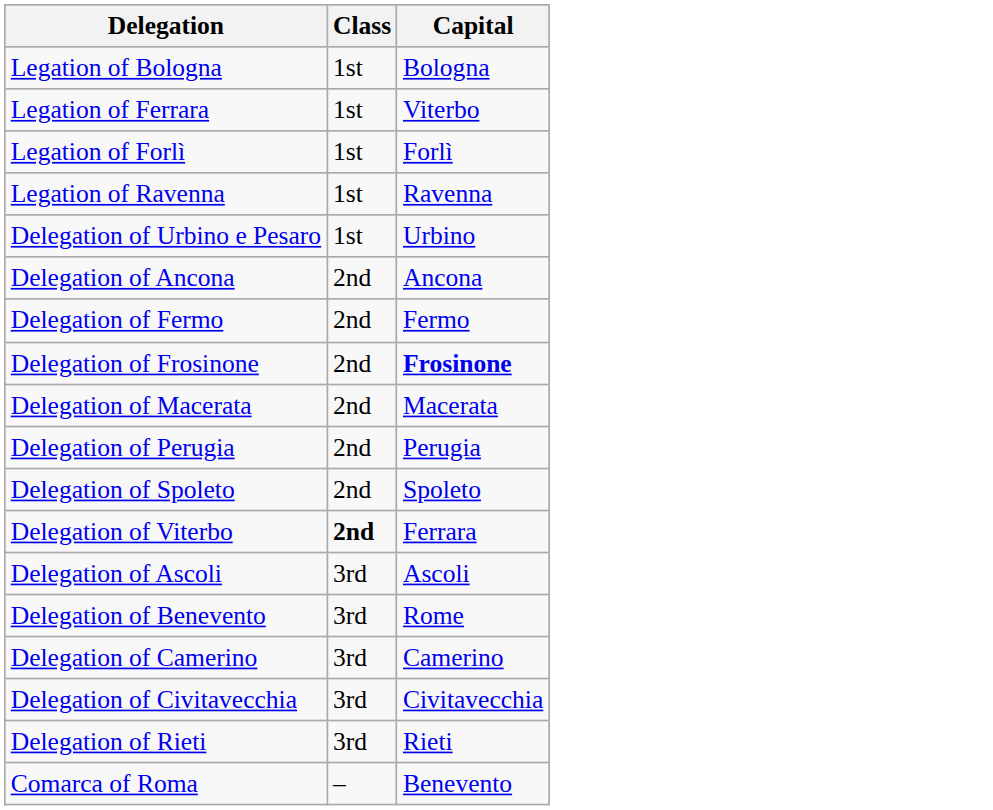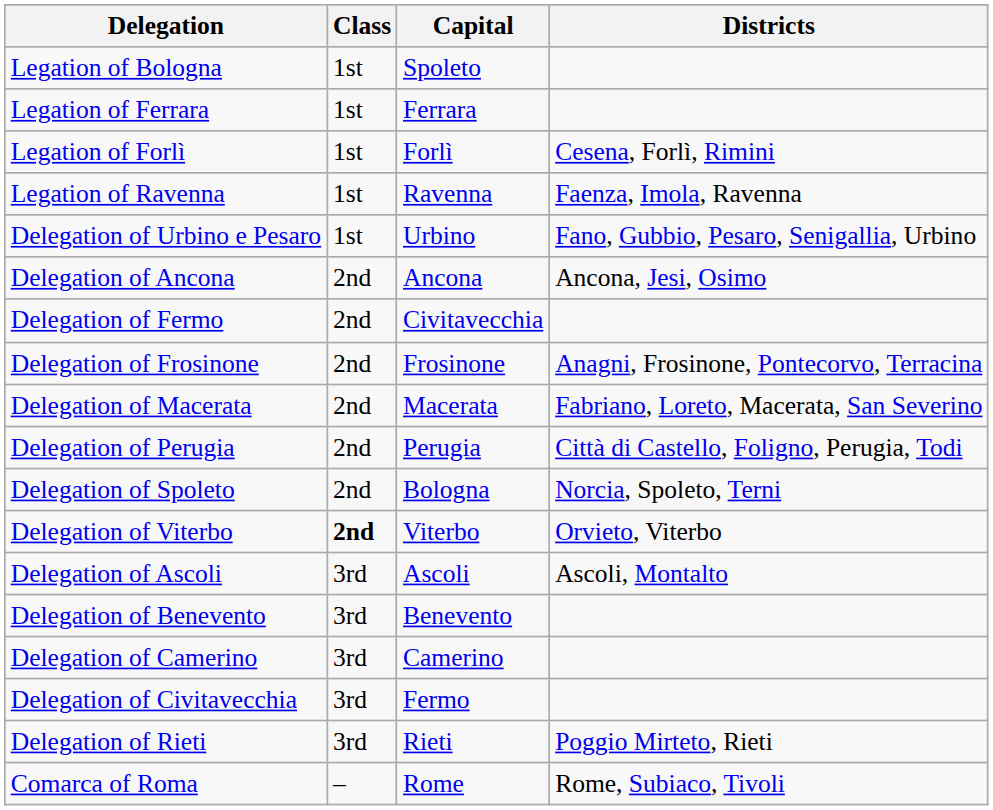+ column: (769, 25)
(446, 67) Bologna -> (442, 67) Spoleto
(441, 109) Viterbo -> (440, 109) Ferrara
(436, 320) Fermo -> (473, 320) Civitavecchia
(457, 362) bold -> (454, 362) normal
(442, 488) Spoleto -> (446, 488) Bologna
(440, 530) Ferrara -> (441, 530) Viterbo
(433, 615) Rome -> (458, 615) Benevento
(473, 699) Civitavecchia -> (436, 699) Fermo
(458, 783) Benevento -> (433, 783) Rome
